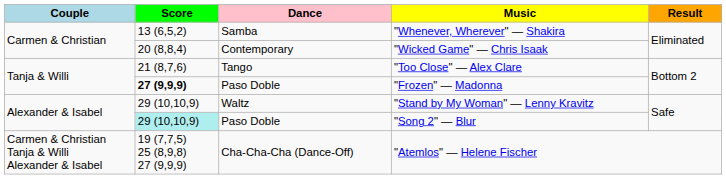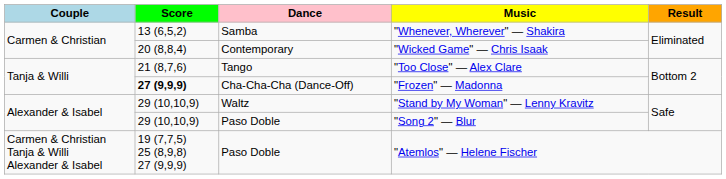(251, 85) Paso Doble -> (287, 85) Cha-Cha-Cha (Dance-Off)
(168, 121) paleturquoise background -> (168, 121) no background
(287, 152) Cha-Cha-Cha (Dance-Off) -> (251, 152) Paso Doble
